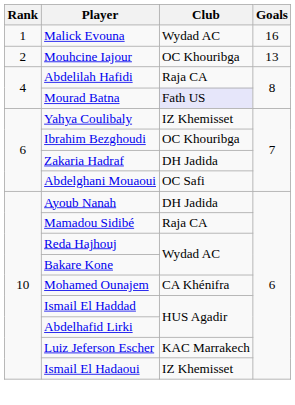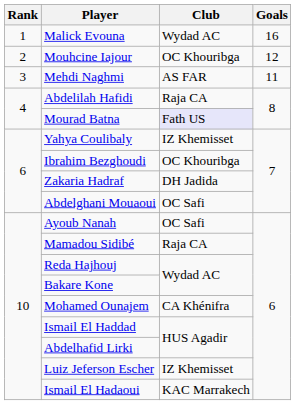(272, 56) 13 -> (272, 56) 12
+ row: (84, 77)
(190, 202) DH Jadida -> (183, 222) OC Safi
(206, 347) KAC Marrakech -> (198, 368) IZ Khemisset
(198, 368) IZ Khemisset -> (206, 389) KAC Marrakech
